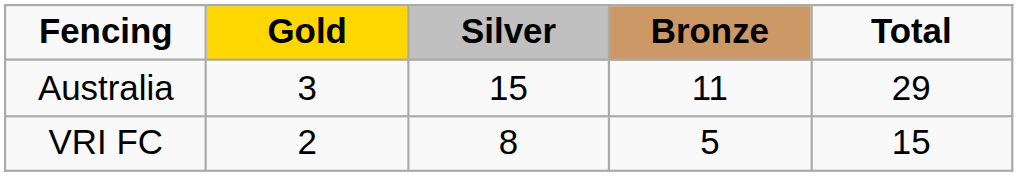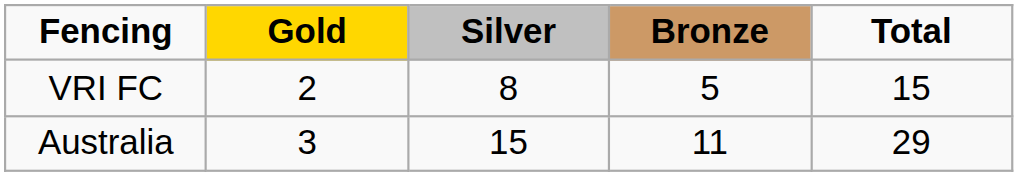rows swapped: (106, 87) <-> (106, 142)
